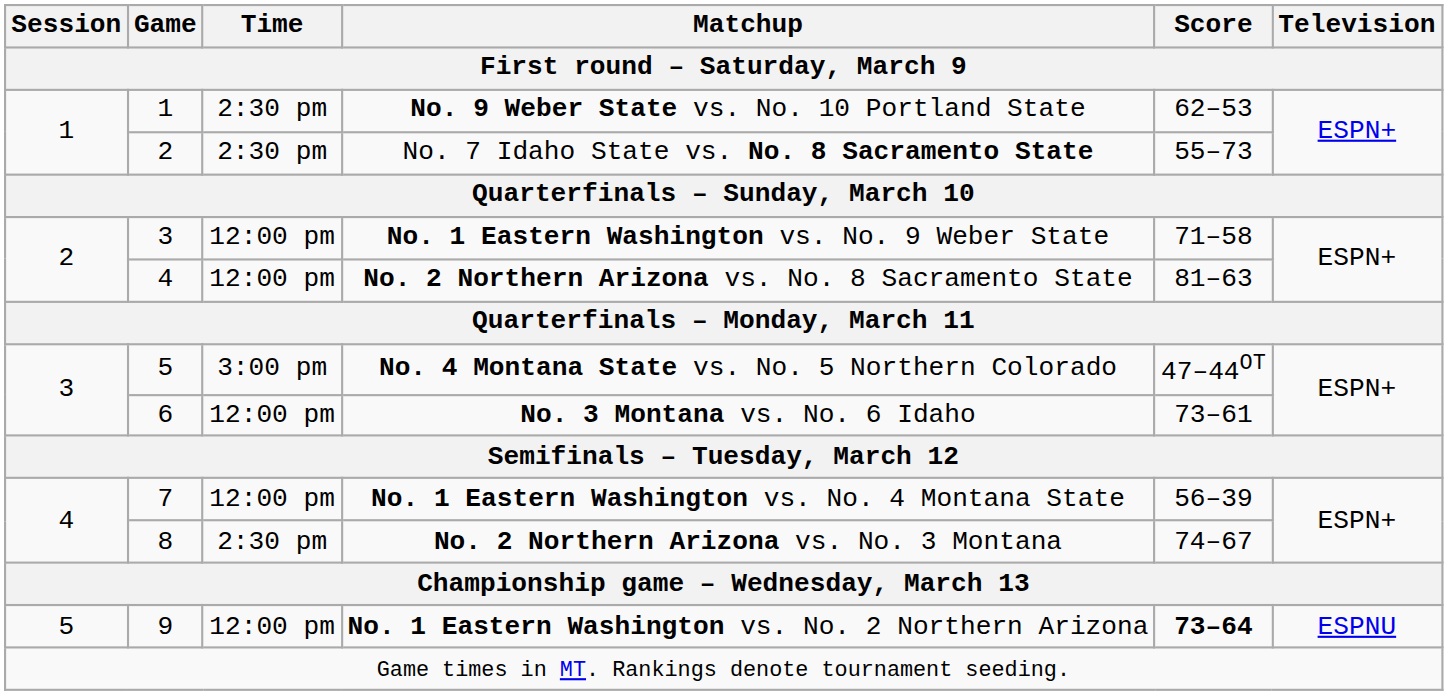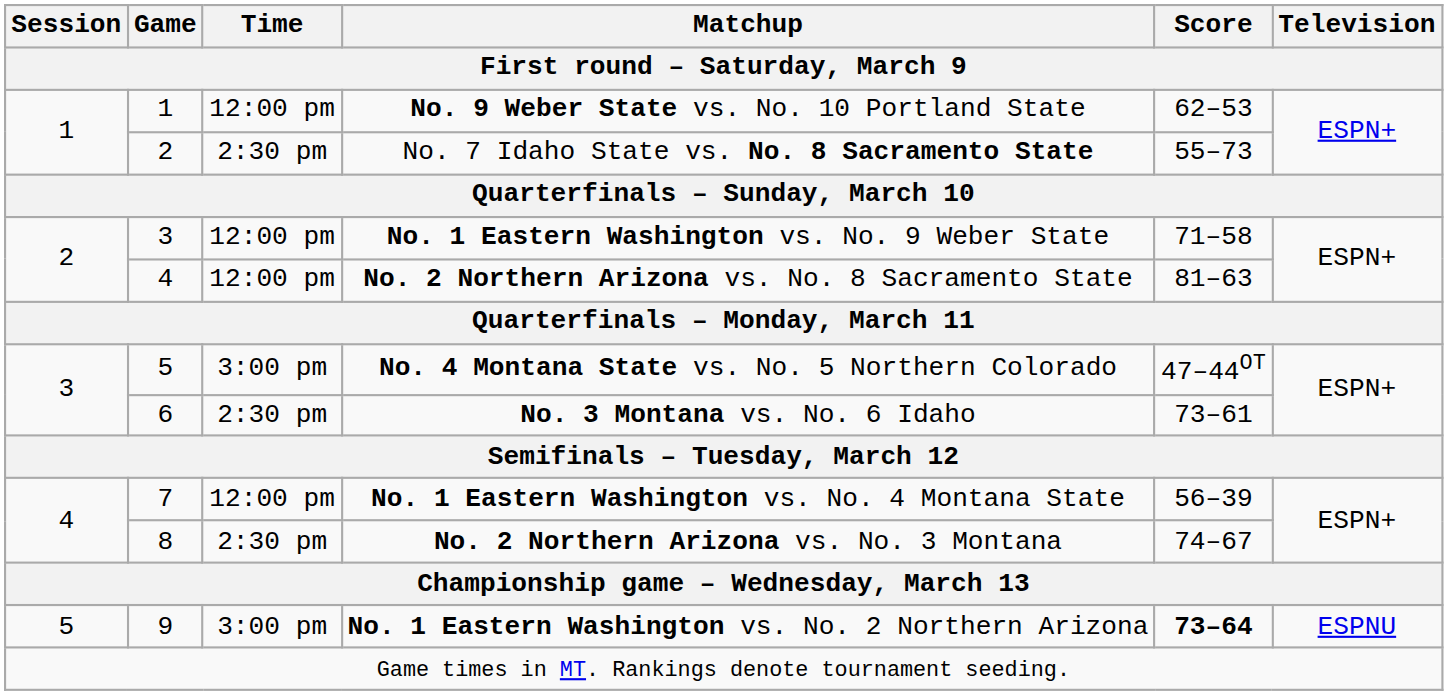(272, 111) 2:30 pm -> (272, 111) 12:00 pm
(272, 416) 12:00 pm -> (272, 416) 2:30 pm
(272, 627) 12:00 pm -> (272, 627) 3:00 pm
